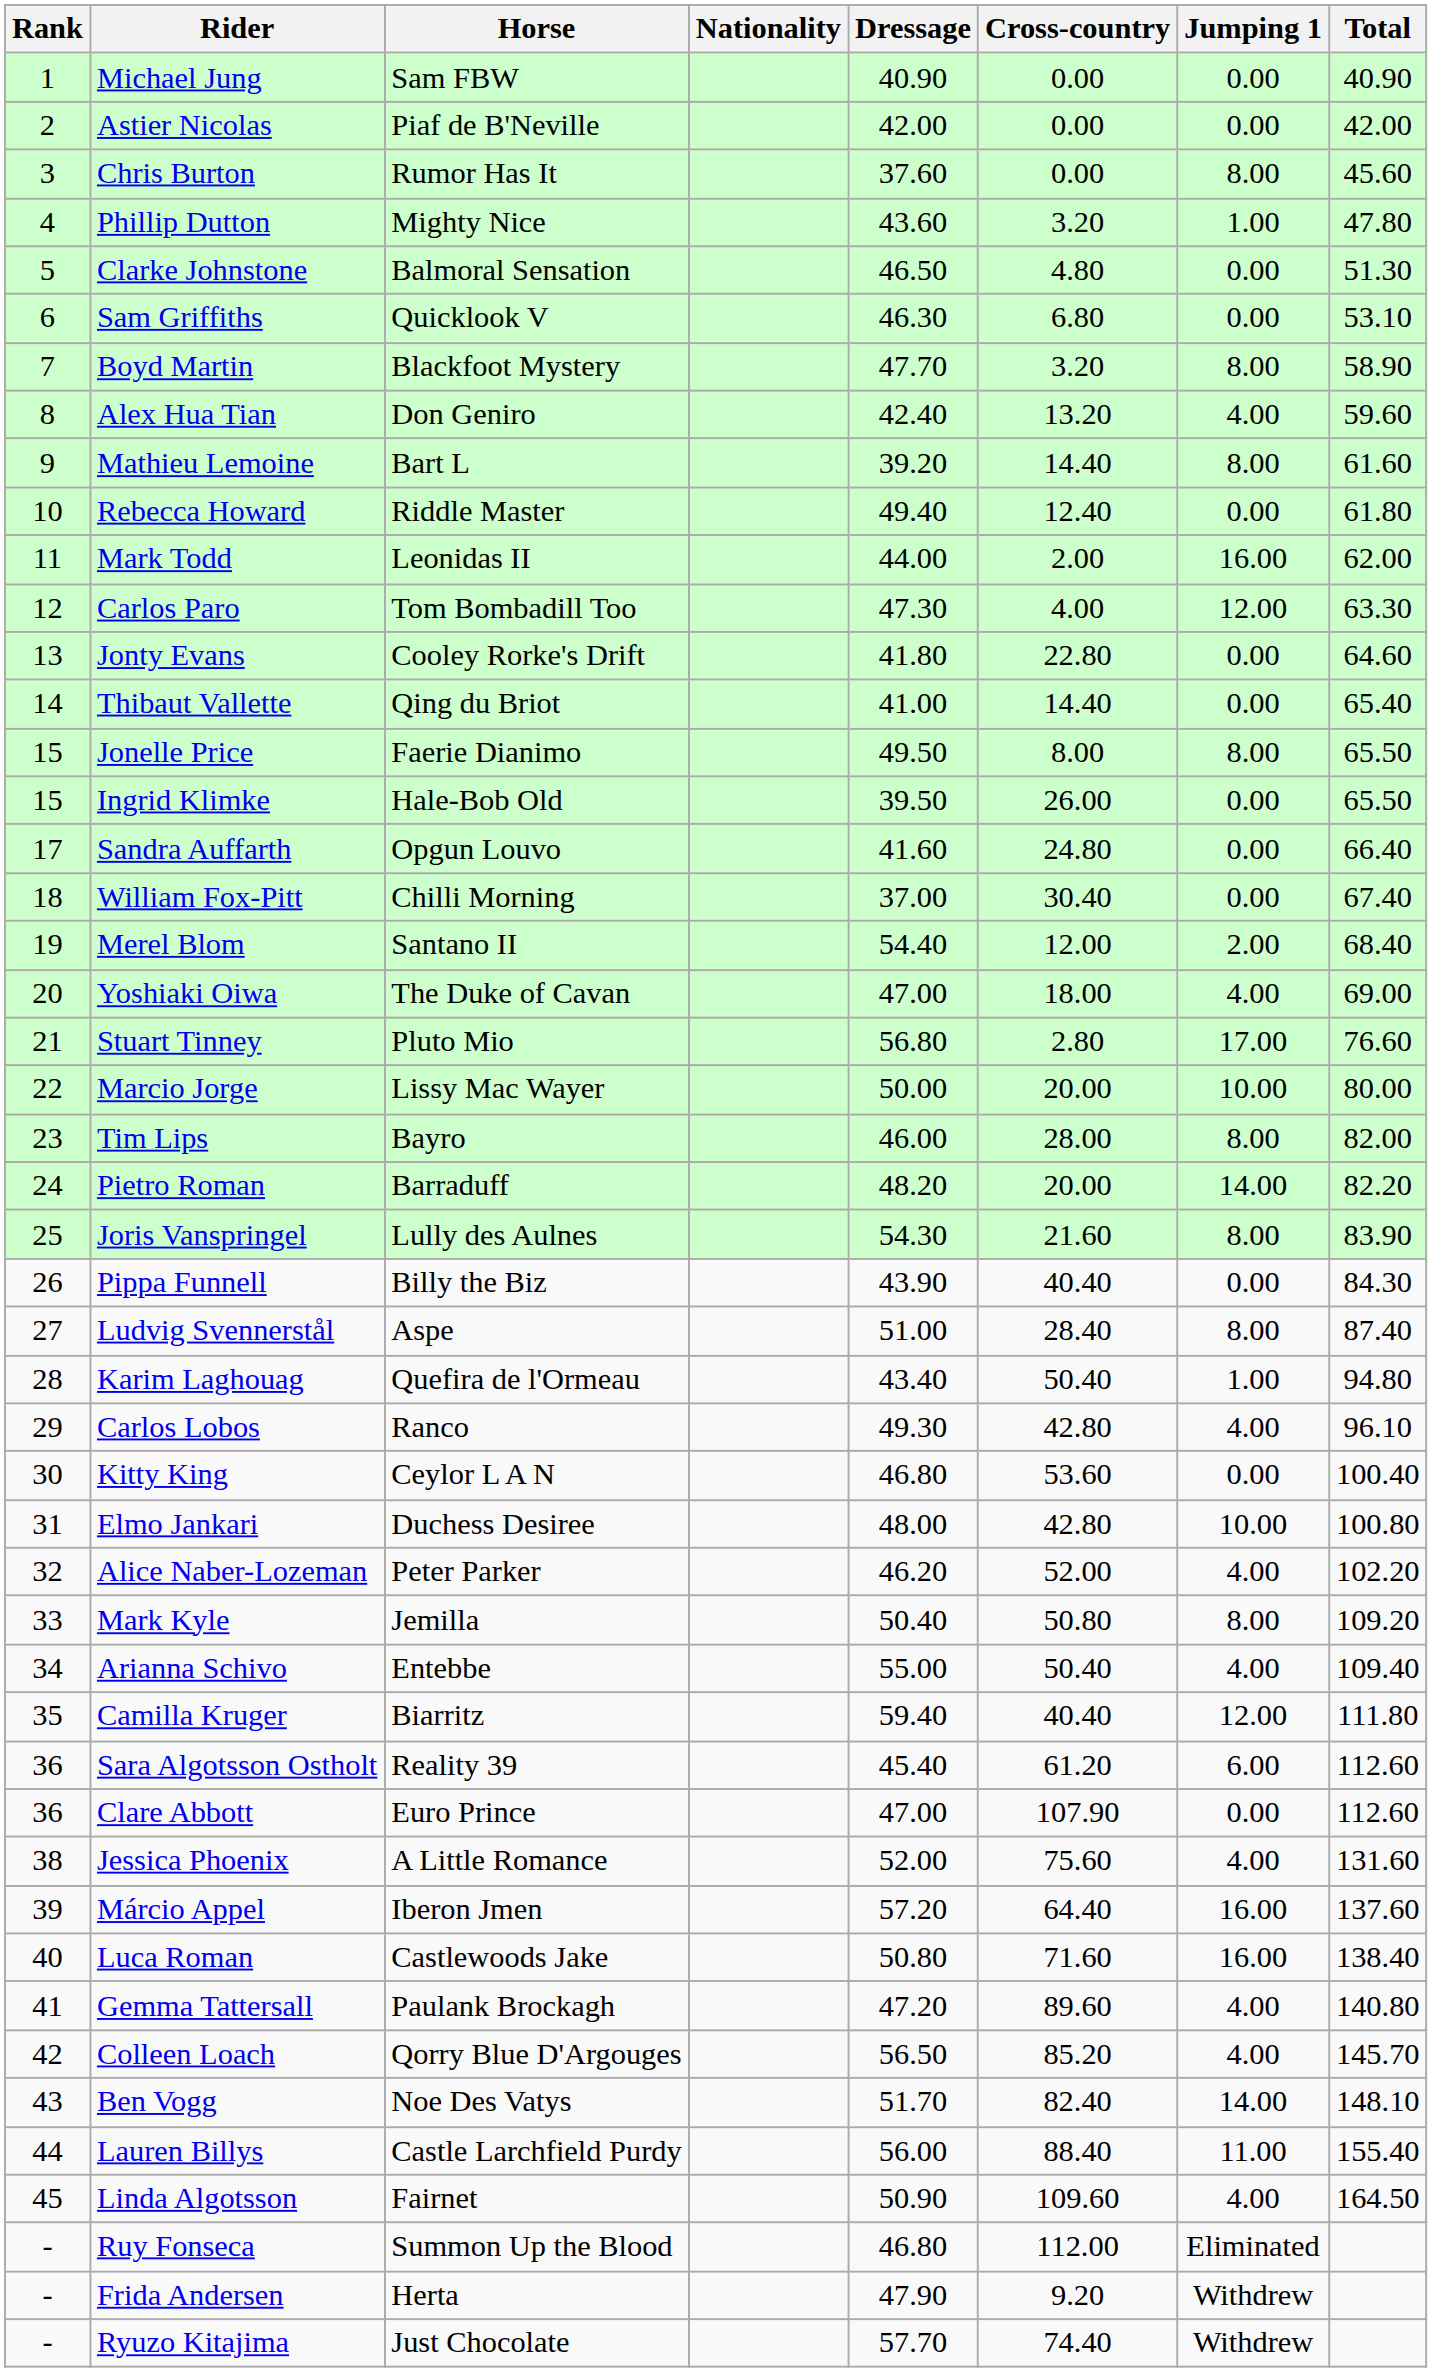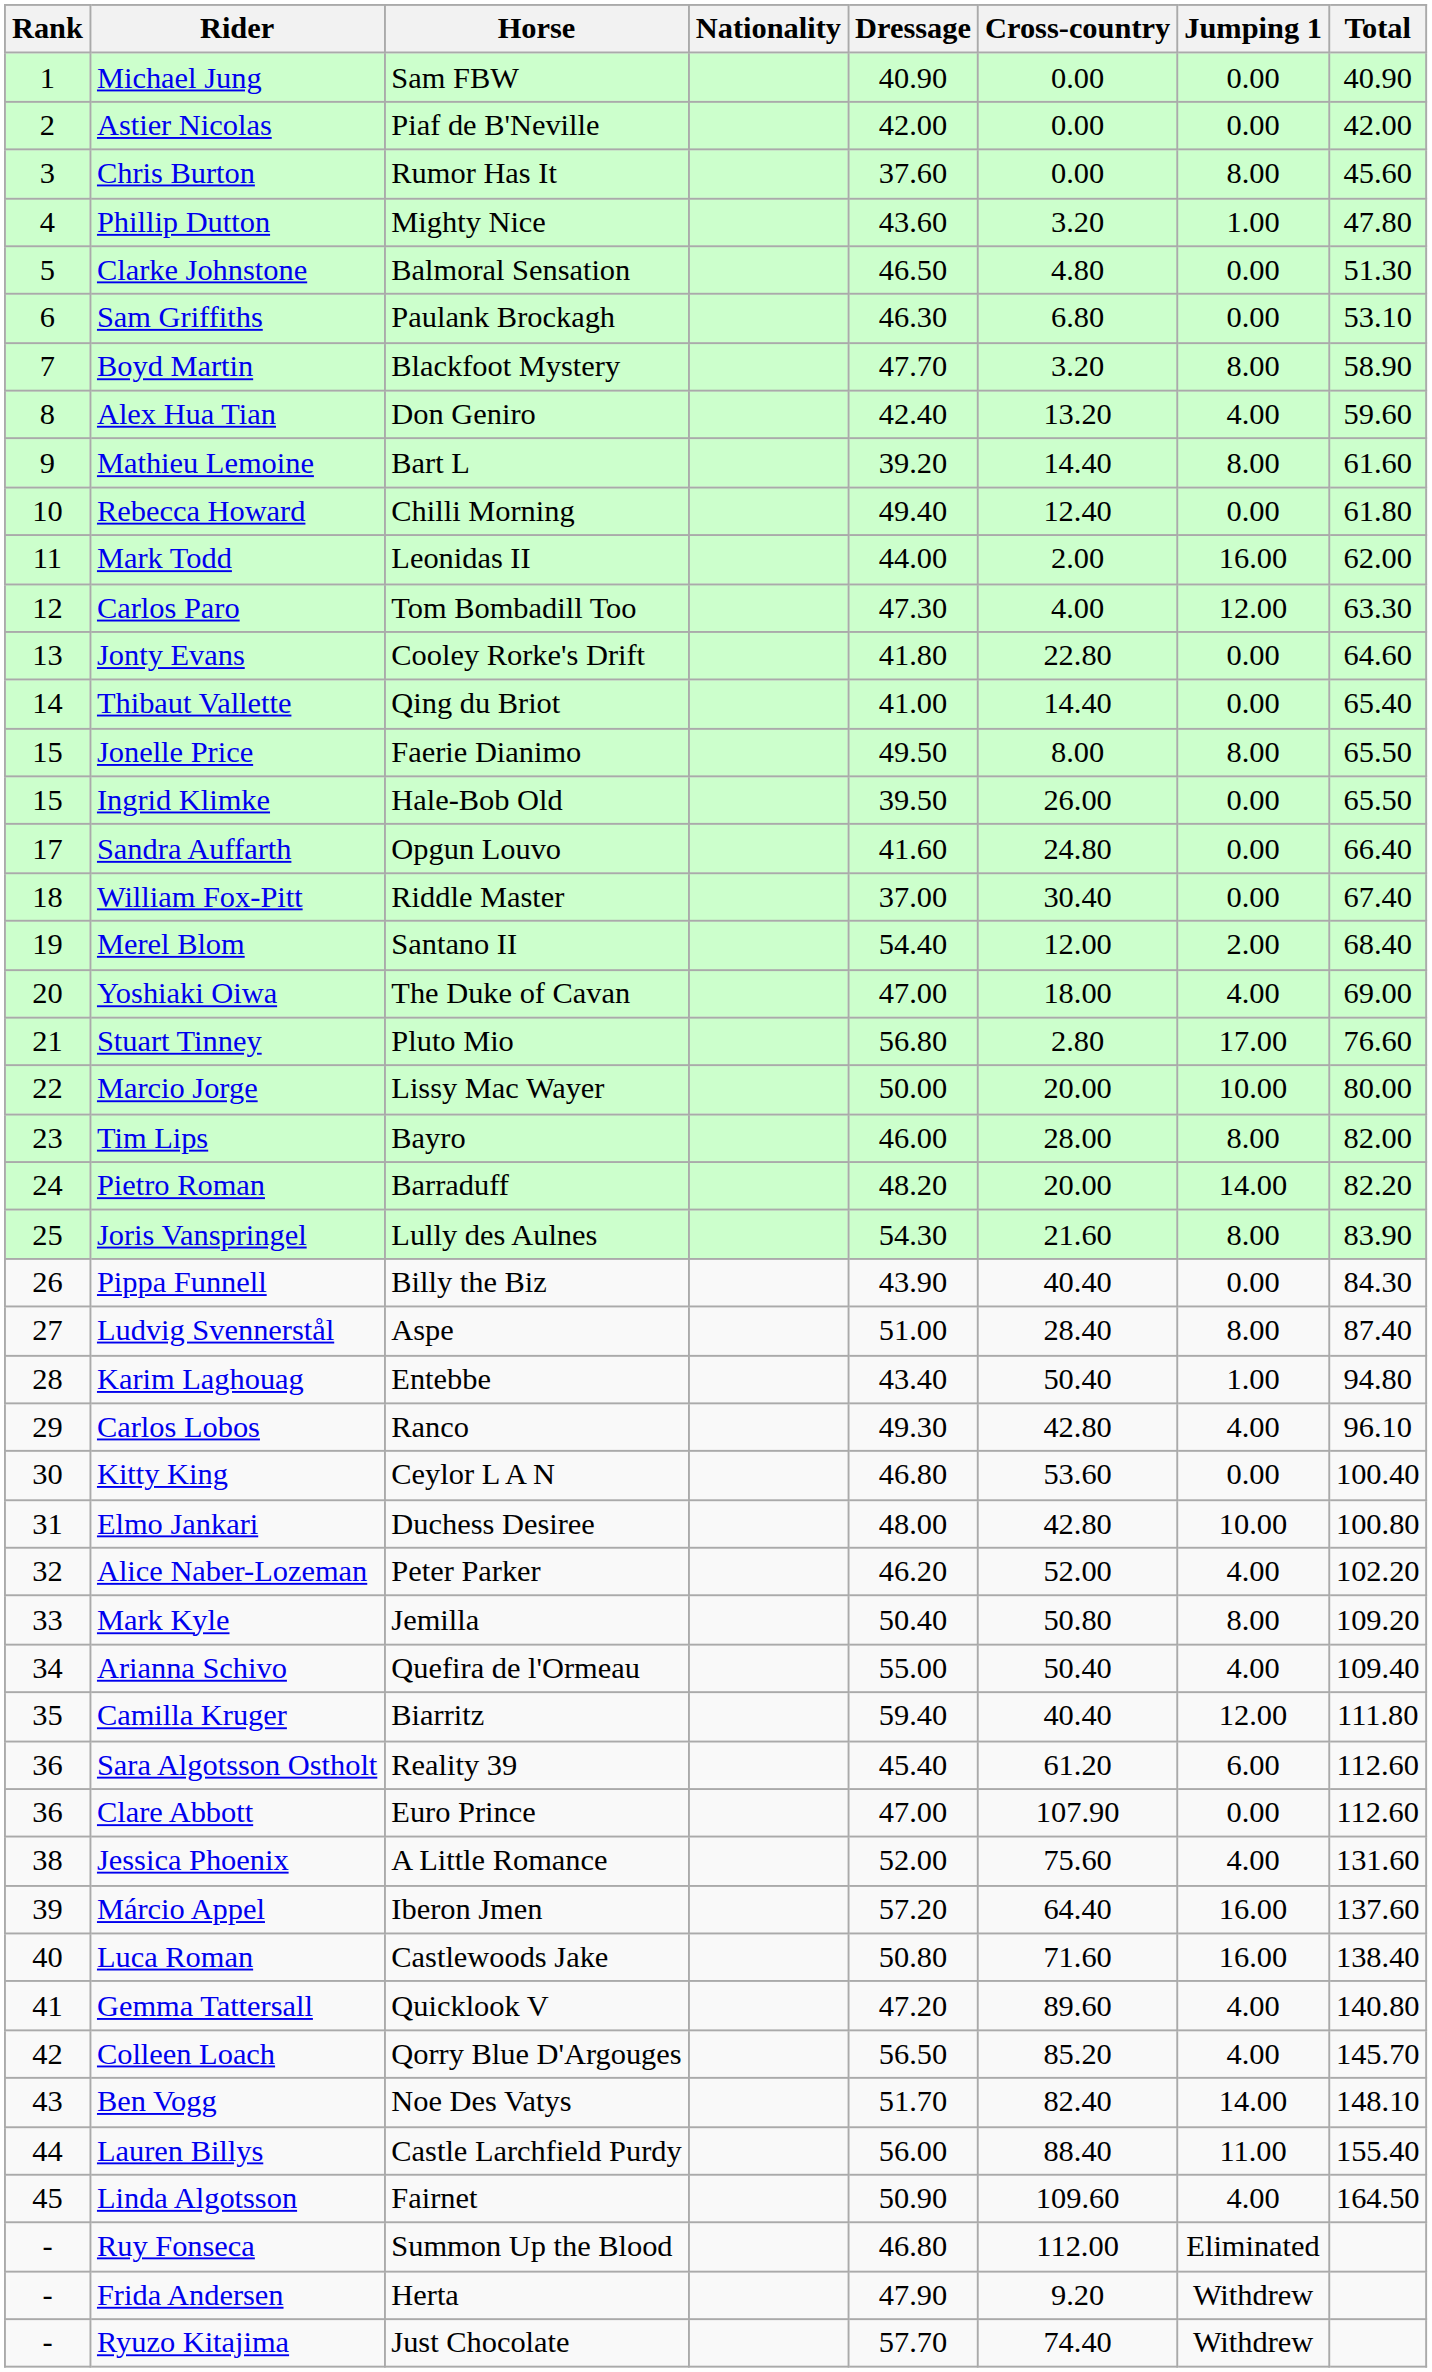(470, 317) Quicklook V -> (503, 317) Paulank Brockagh
(478, 510) Riddle Master -> (483, 510) Chilli Morning
(483, 896) Chilli Morning -> (478, 896) Riddle Master
(516, 1378) Quefira de l'Ormeau -> (441, 1378) Entebbe
(441, 1667) Entebbe -> (516, 1667) Quefira de l'Ormeau
(503, 2005) Paulank Brockagh -> (470, 2005) Quicklook V
